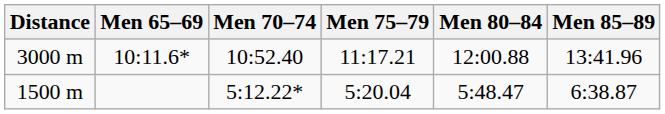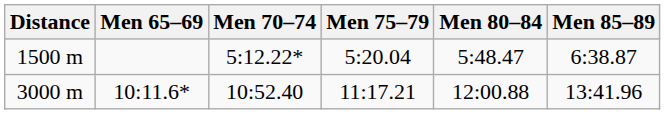rows swapped: (50, 91) <-> (50, 56)
